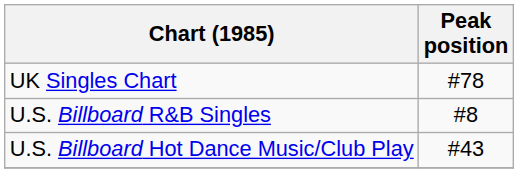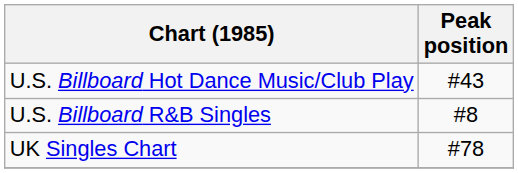rows swapped: (93, 80) <-> (212, 149)
